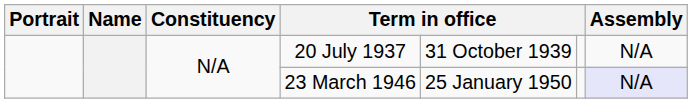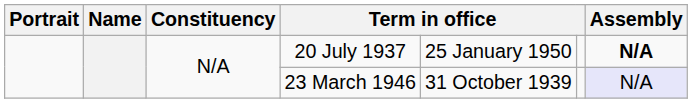(498, 51) 31 October 1939 -> (498, 51) 25 January 1950
(636, 51) normal -> (636, 51) bold
(498, 82) 25 January 1950 -> (498, 82) 31 October 1939
